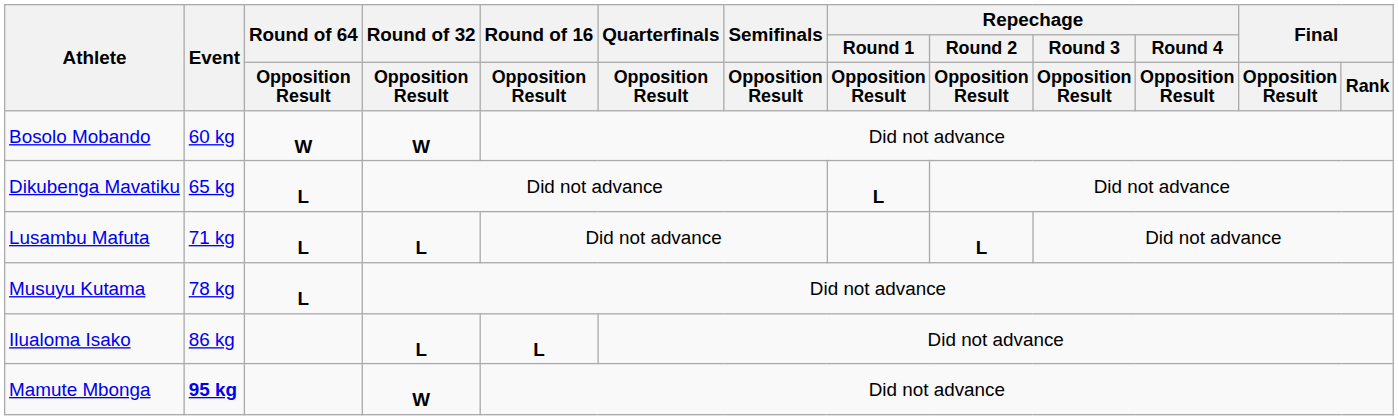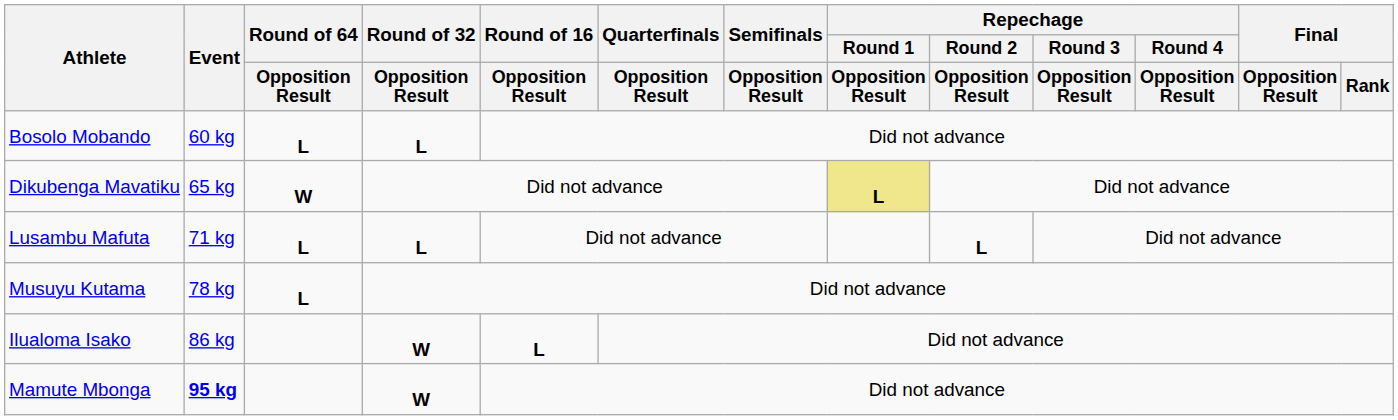(303, 147) W -> (303, 147) L
(421, 147) W -> (421, 147) L
(303, 197) L -> (303, 197) W
(879, 197) no background -> (879, 197) khaki background
(421, 350) L -> (421, 350) W
